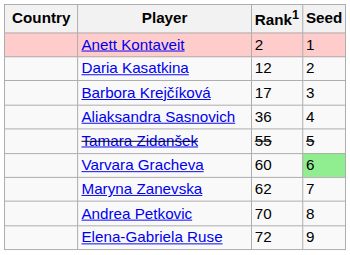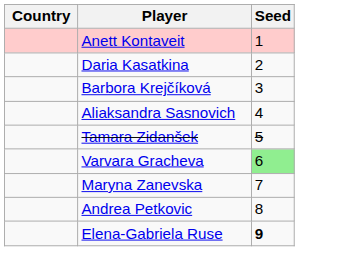- column: (277, 18)
(310, 237) normal -> (259, 233) bold
